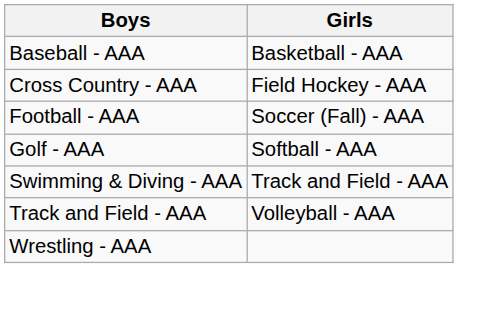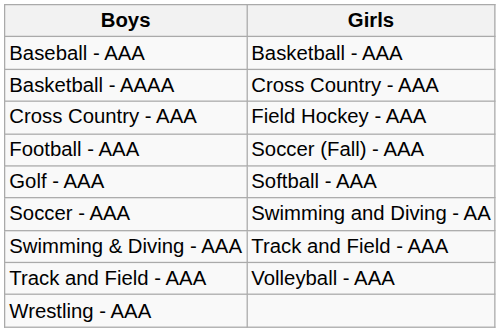+ row: (92, 85)
+ row: (70, 213)
